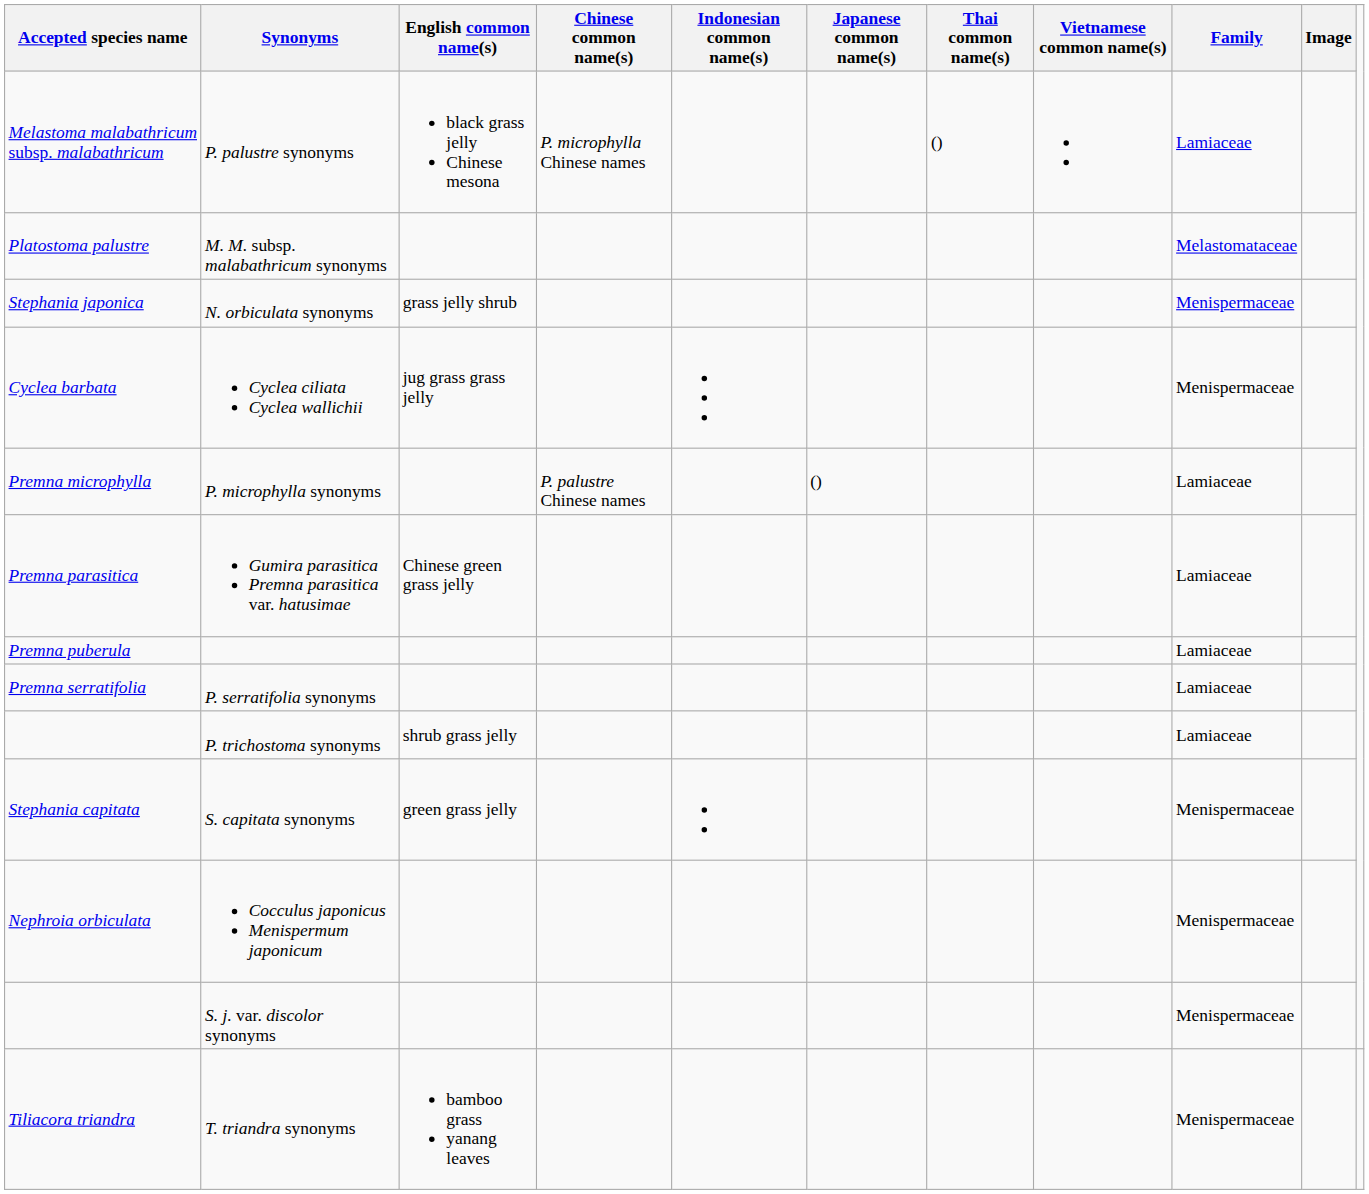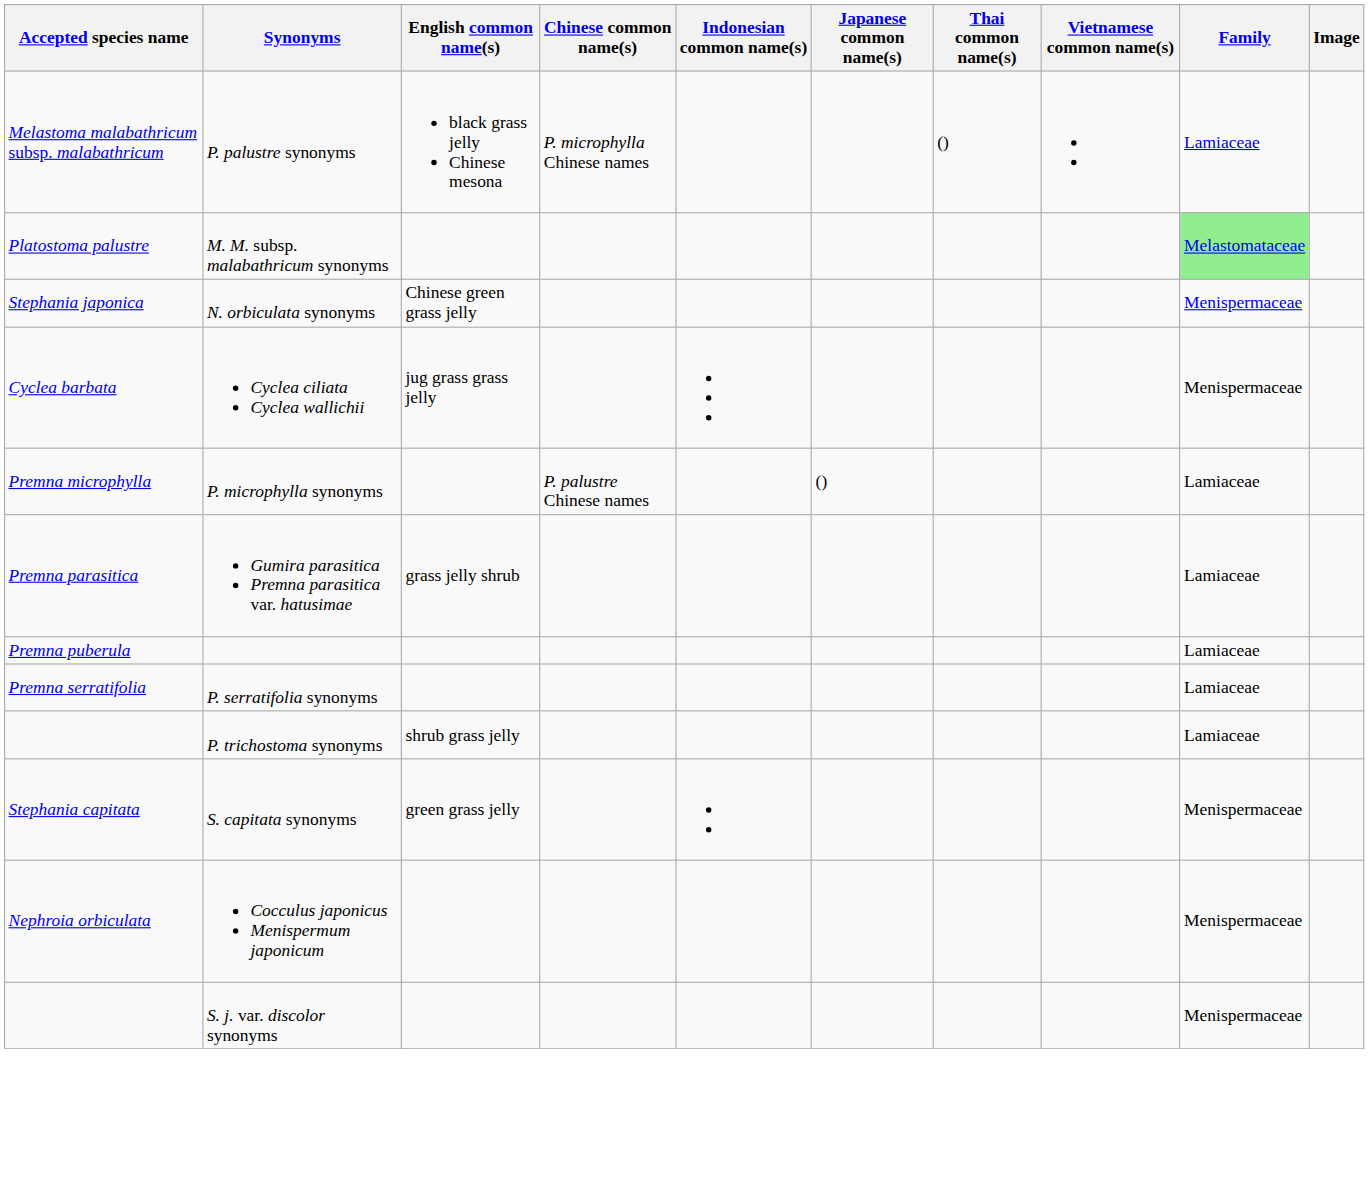(1237, 245) no background -> (1245, 245) lightgreen background
(460, 302) grass jelly shrub -> (455, 302) Chinese green grass jelly
(452, 575) Chinese green grass jelly -> (463, 575) grass jelly shrub
- row: (280, 1128)
